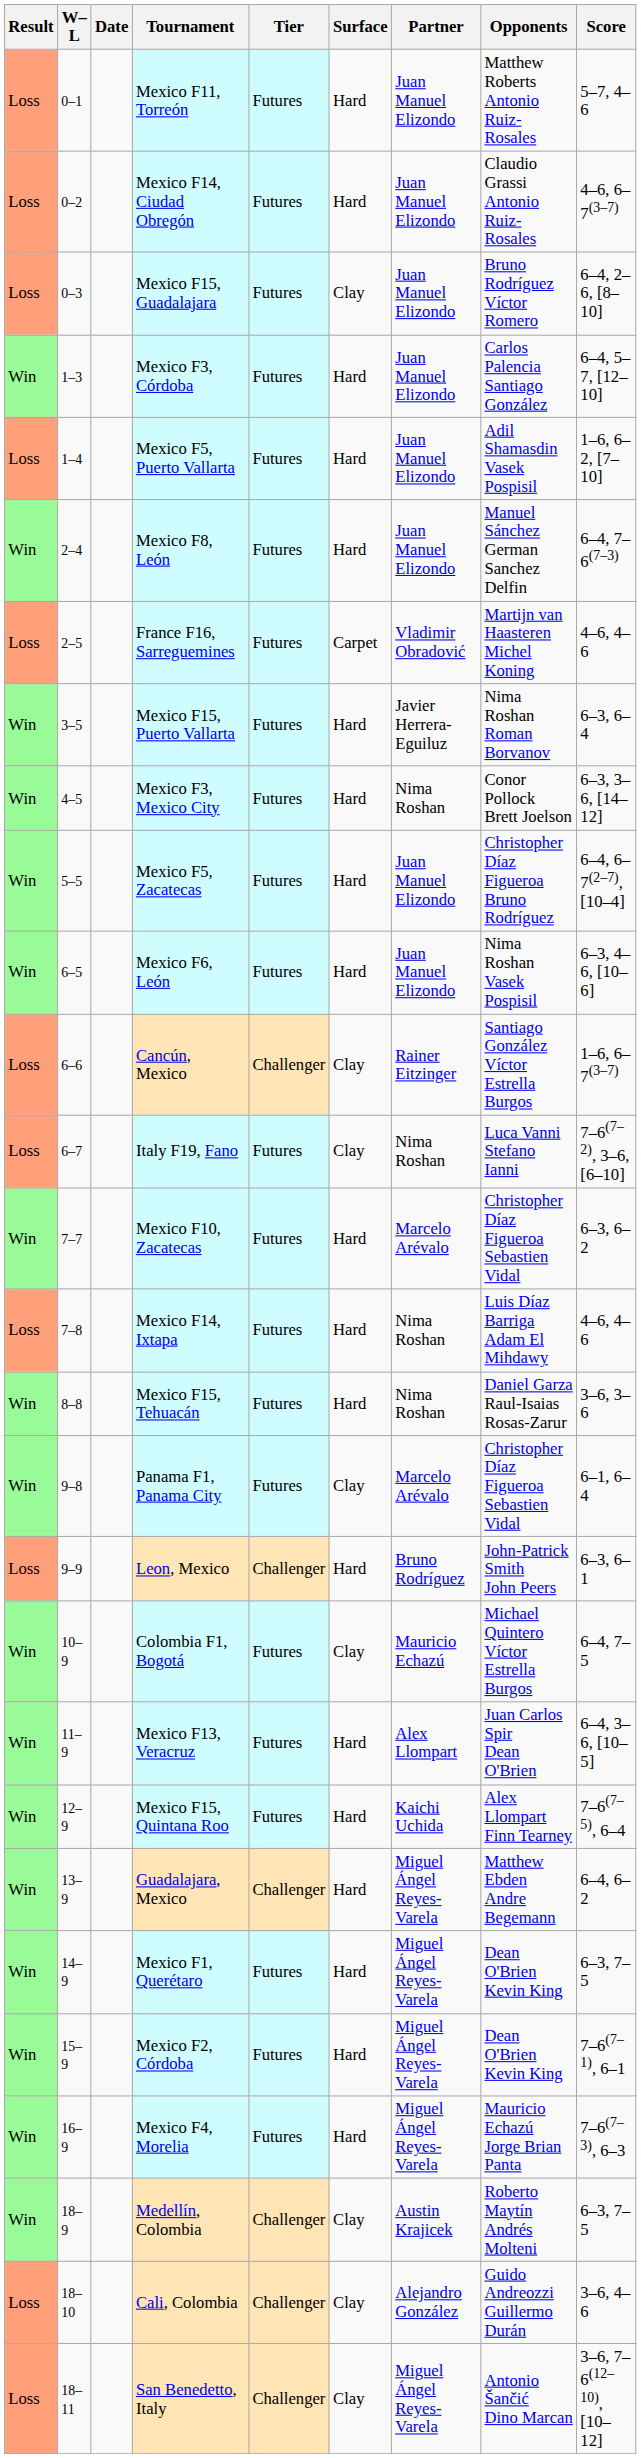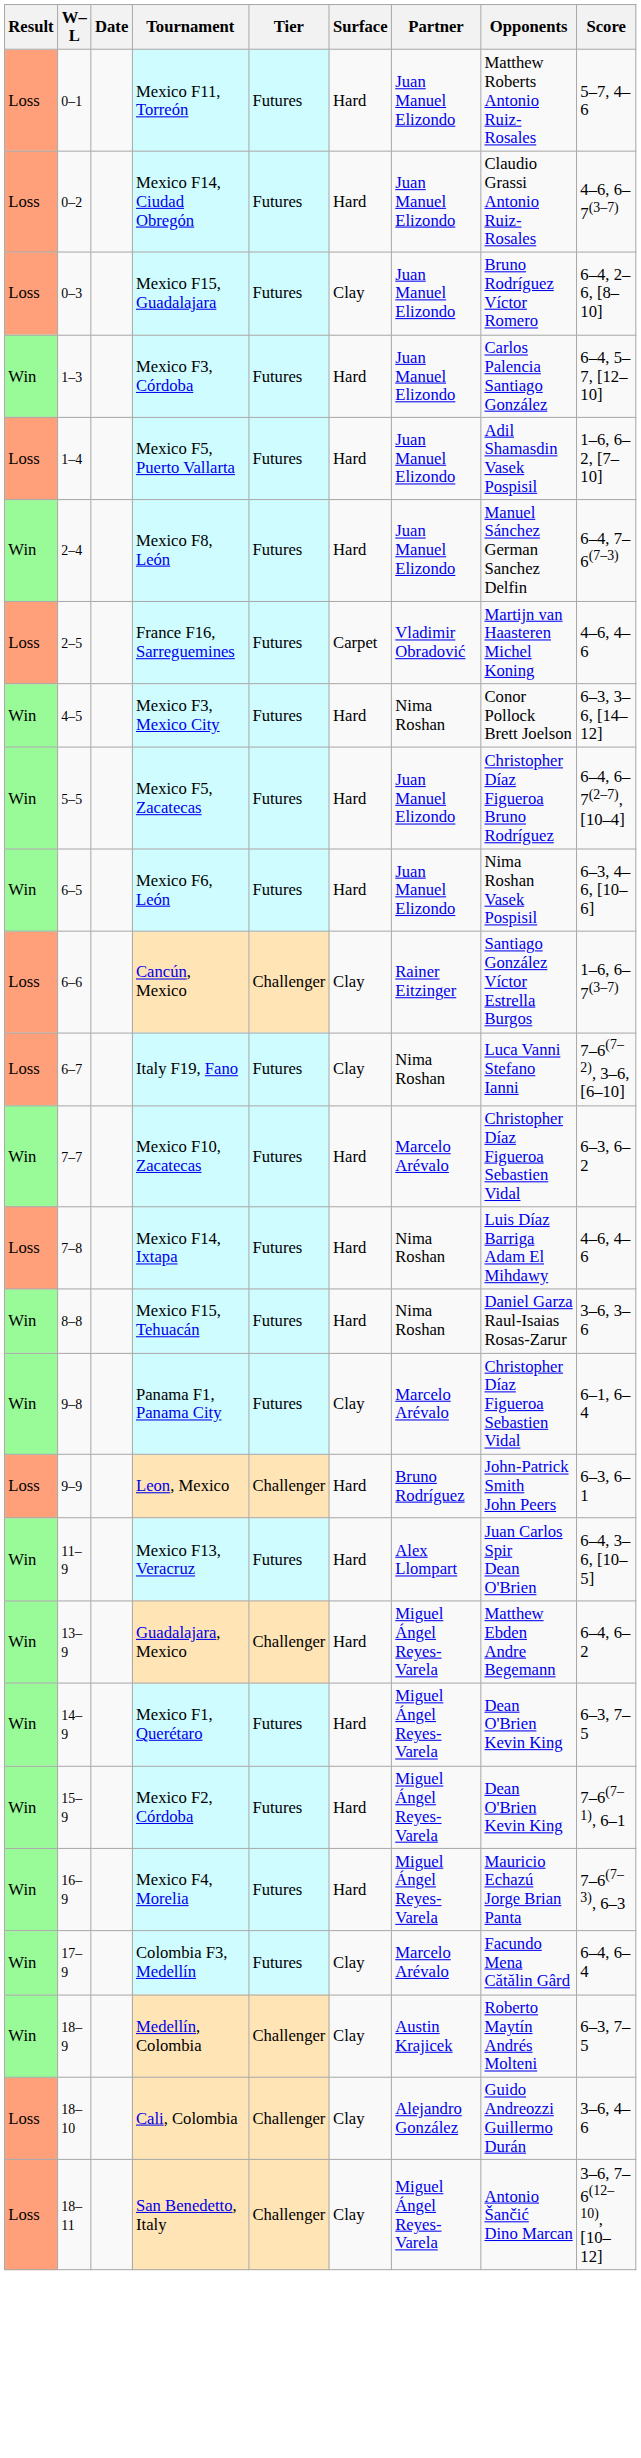- row: (185, 724)
- row: (182, 1651)
- row: (182, 1816)
+ row: (182, 1962)
